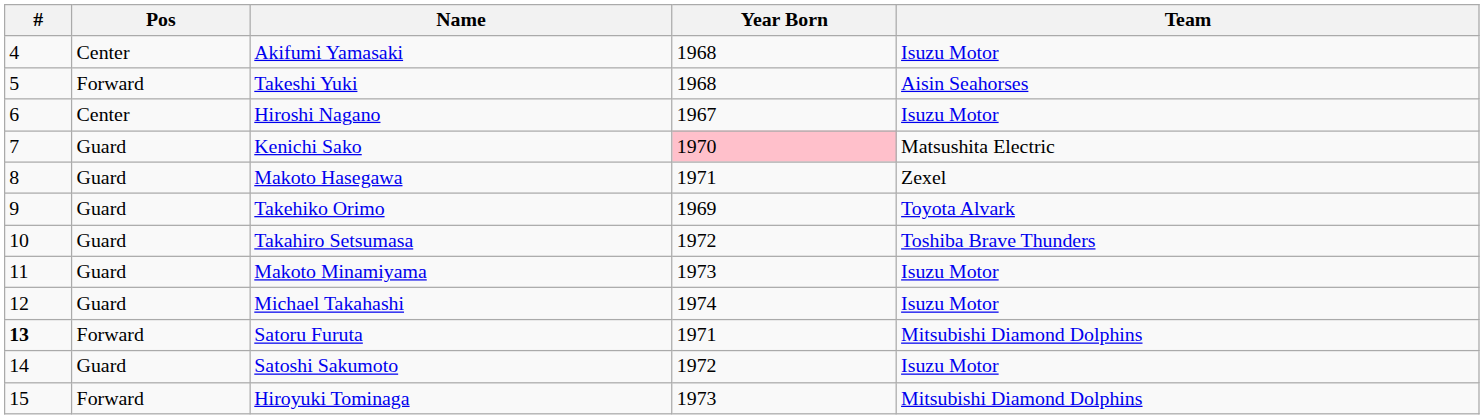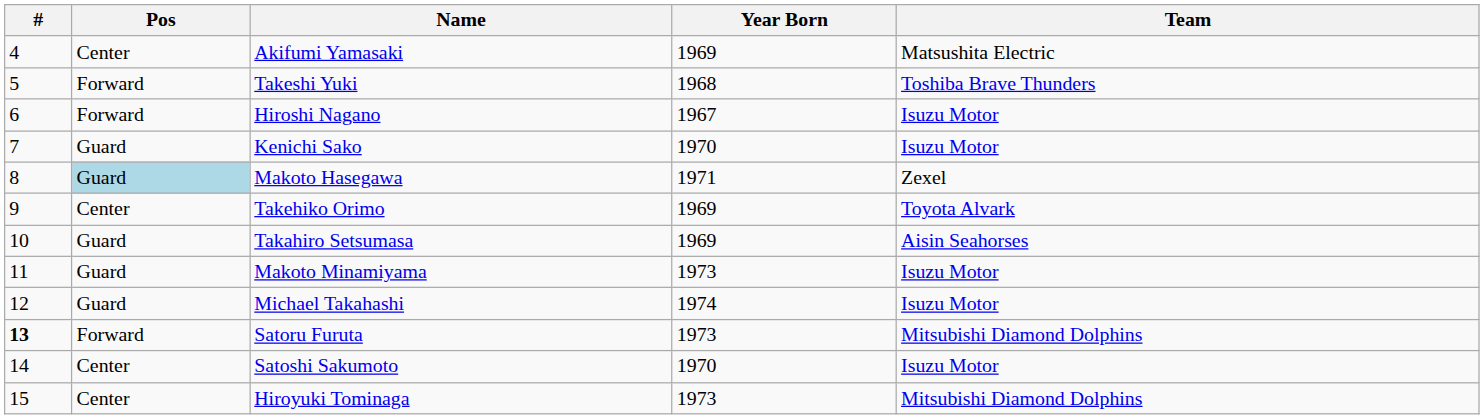(697, 51) 1968 -> (697, 51) 1969
(950, 51) Isuzu Motor -> (978, 51) Matsushita Electric
(965, 83) Aisin Seahorses -> (998, 83) Toshiba Brave Thunders
(103, 114) Center -> (110, 114) Forward
(697, 146) pink background -> (697, 146) no background
(978, 146) Matsushita Electric -> (950, 146) Isuzu Motor
(101, 177) no background -> (101, 177) lightblue background
(101, 209) Guard -> (103, 209) Center
(697, 240) 1972 -> (697, 240) 1969
(998, 240) Toshiba Brave Thunders -> (965, 240) Aisin Seahorses
(697, 334) 1971 -> (697, 334) 1973
(101, 366) Guard -> (103, 366) Center
(697, 366) 1972 -> (697, 366) 1970
(110, 397) Forward -> (103, 397) Center
